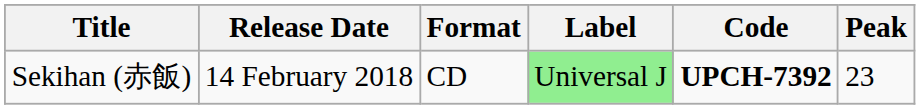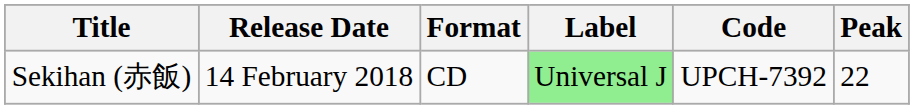(756, 76) bold -> (754, 76) normal
(860, 76) 23 -> (855, 76) 22
